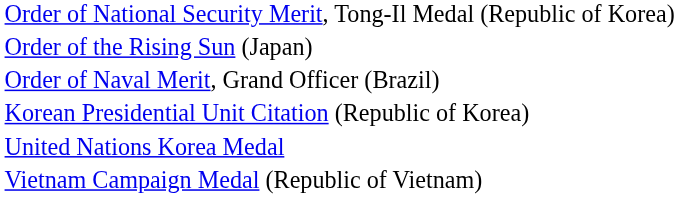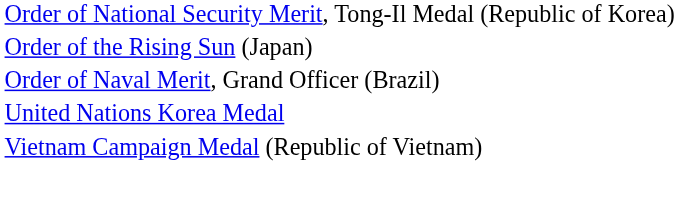- row: (267, 113)
